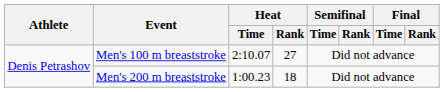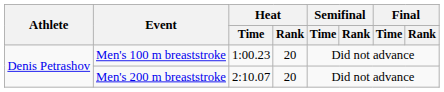(251, 56) 2:10.07 -> (251, 56) 1:00.23
(290, 56) 27 -> (290, 56) 20
(251, 76) 1:00.23 -> (251, 76) 2:10.07
(290, 76) 18 -> (290, 76) 20
